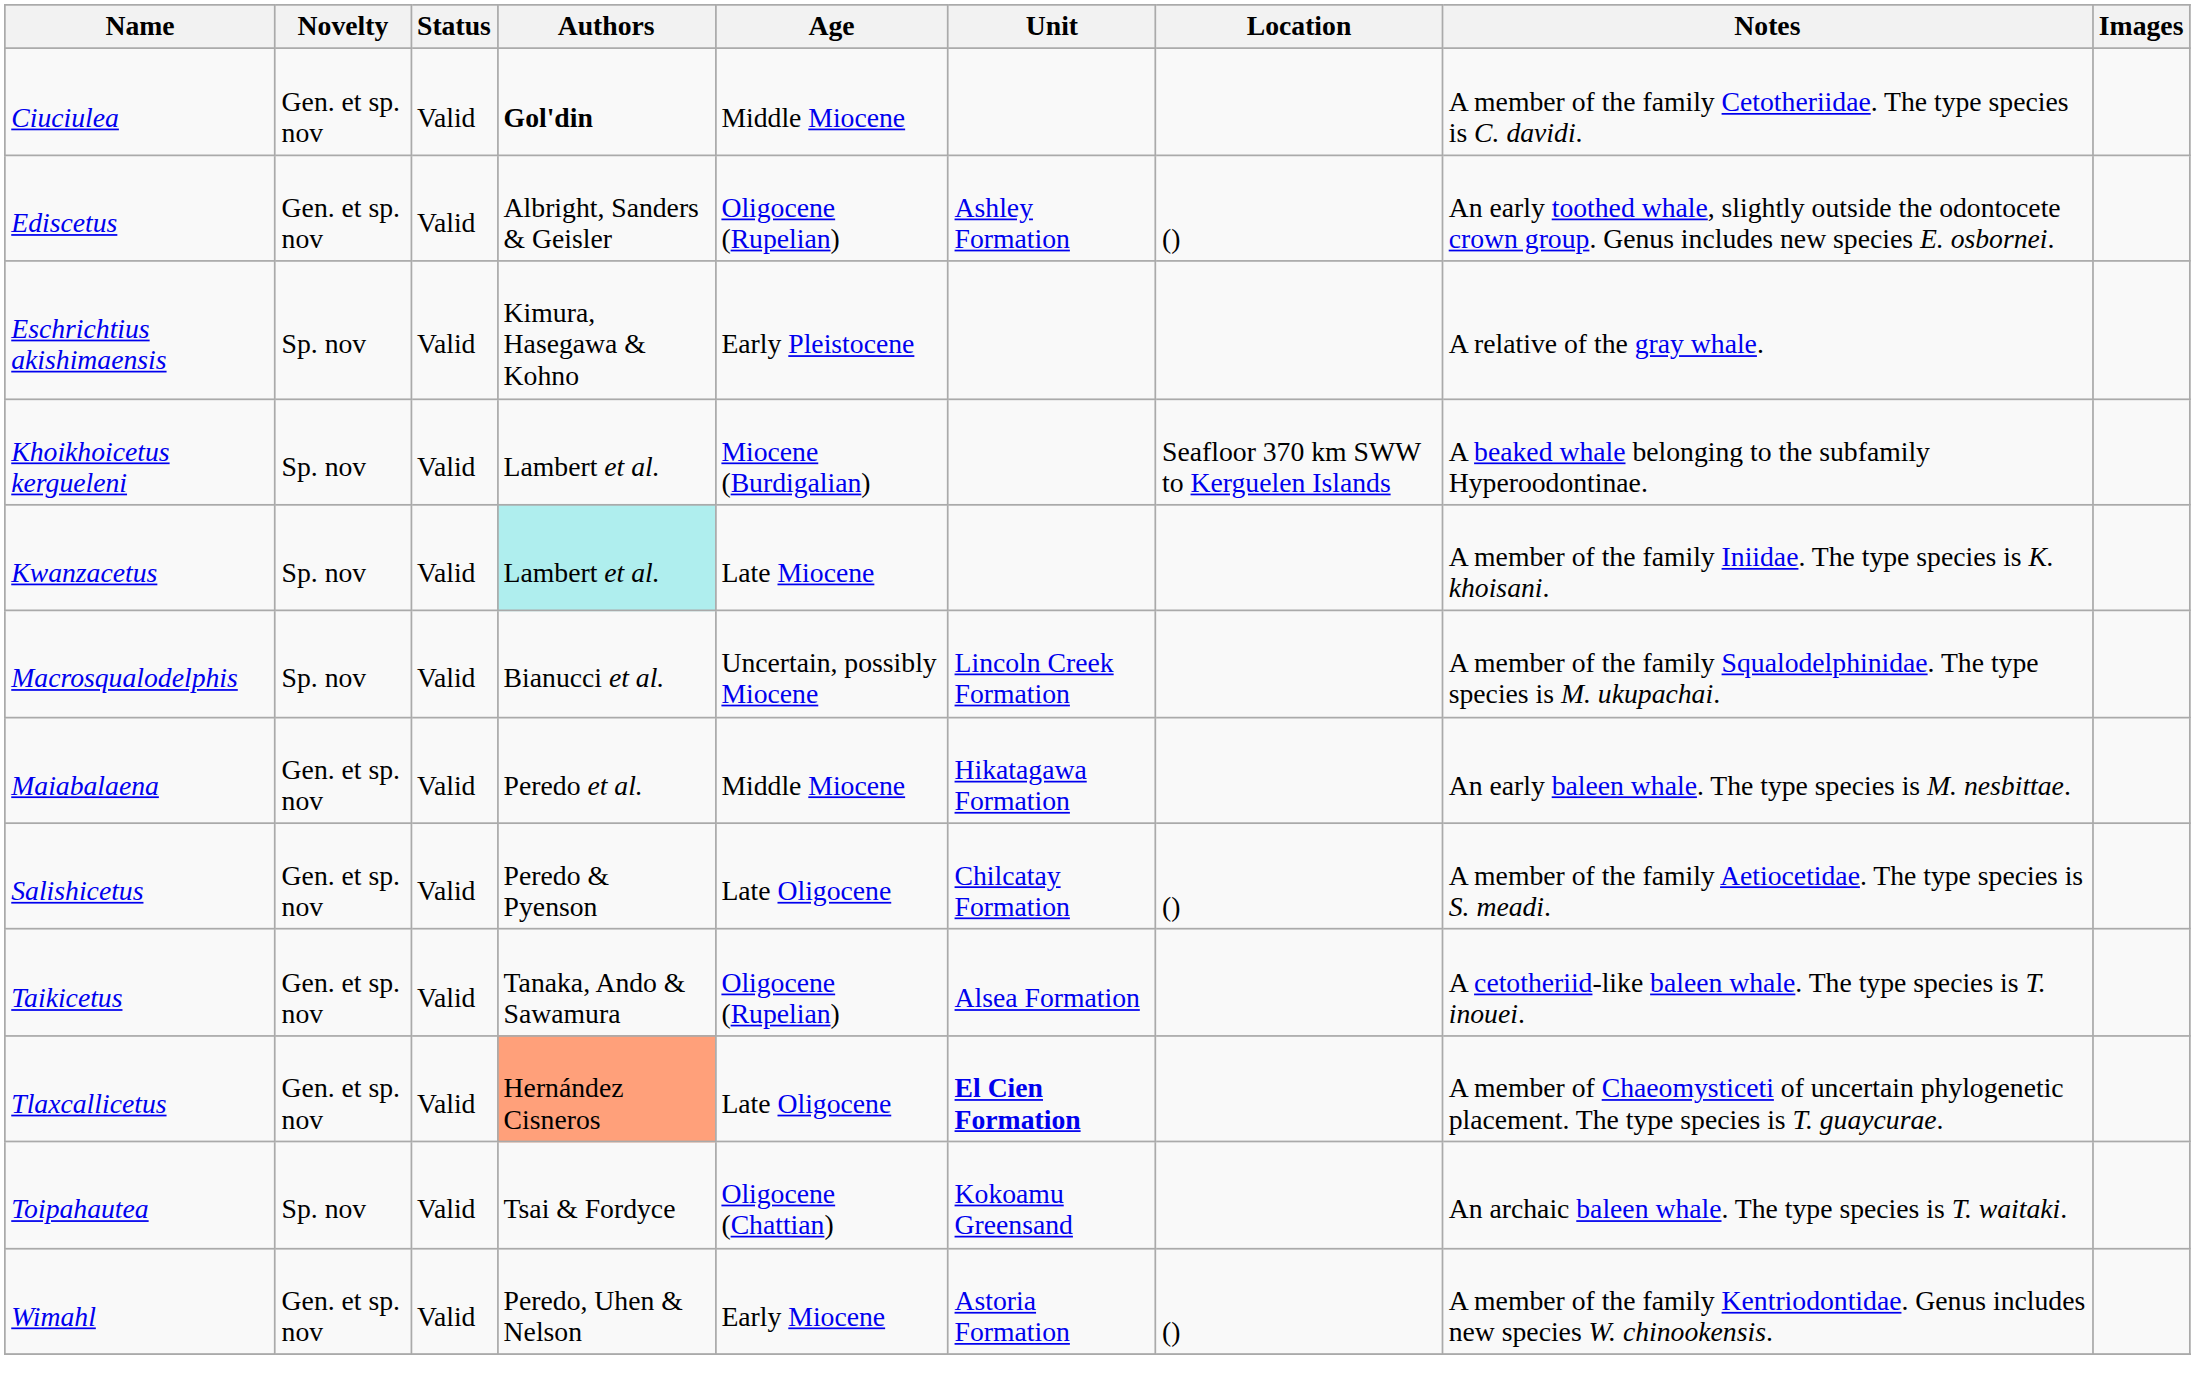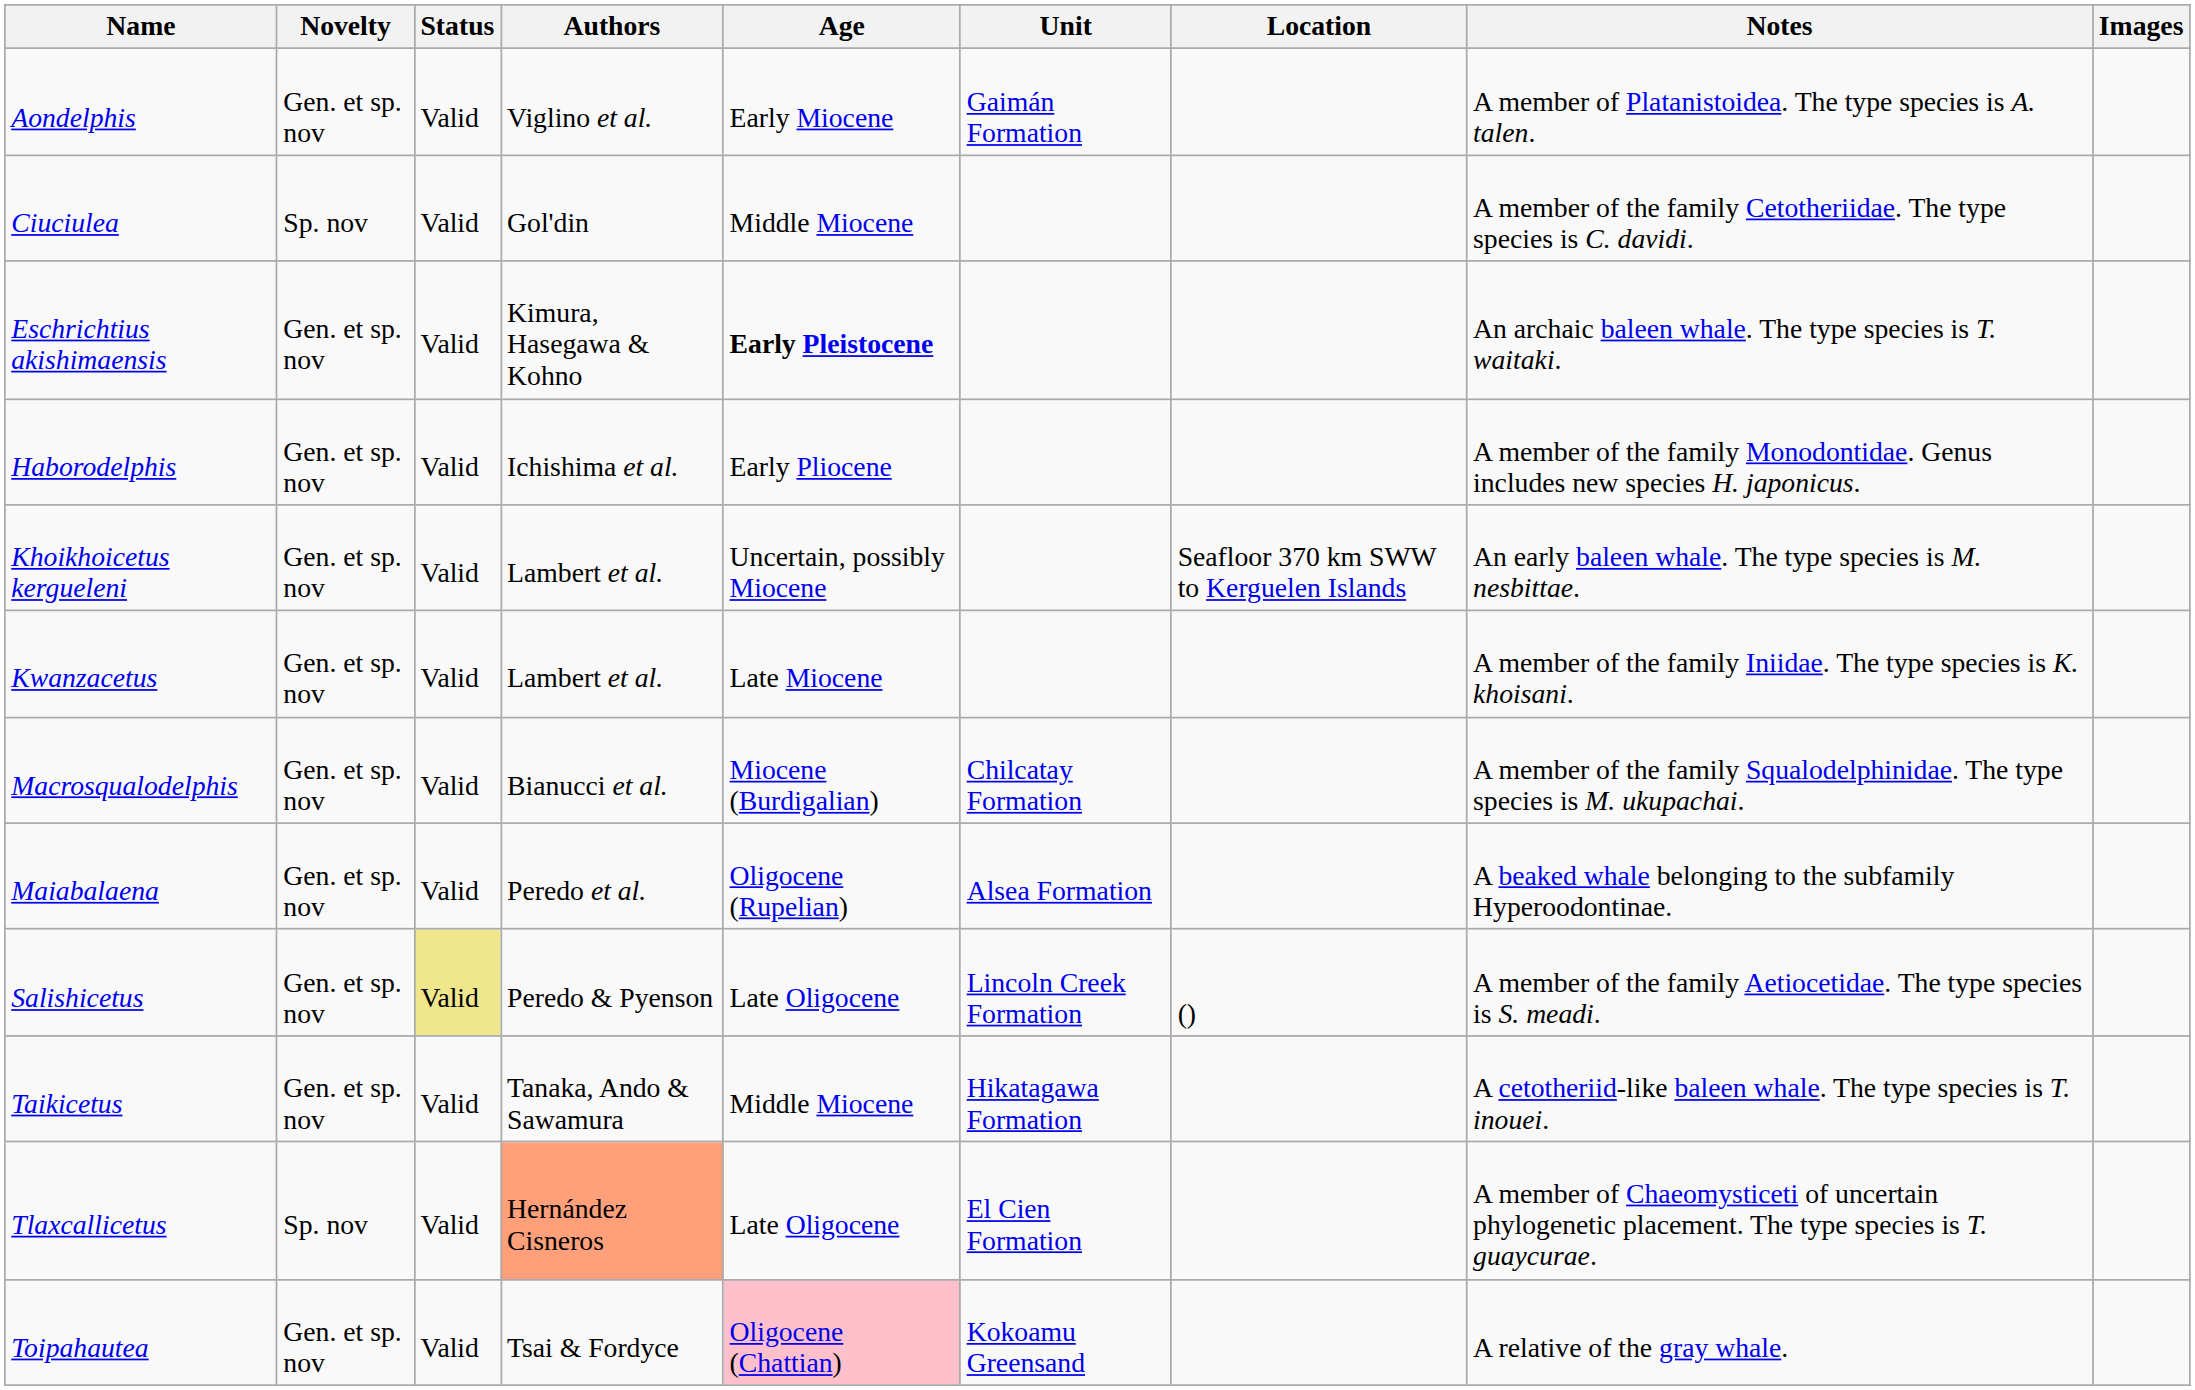+ row: (74, 117)
(341, 117) Gen. et sp. nov -> (326, 223) Sp. nov
(548, 117) bold -> (548, 223) normal
- row: (64, 223)
(324, 344) Sp. nov -> (343, 344) Gen. et sp. nov
(818, 344) normal -> (831, 344) bold
(1606, 344) A relative of the gray whale. -> (1735, 344) An archaic baleen whale. The type species is T. waitaki.
+ row: (94, 466)
(324, 466) Sp. nov -> (343, 572) Gen. et sp. nov
(796, 466) Miocene (Burdigalian) -> (837, 572) Uncertain, possibly Miocene
(1689, 466) A beaked whale belonging to the subfamily Hyperoodontinae. -> (1727, 572) An early baleen whale. The type species is M. nesbittae.
(324, 572) Sp. nov -> (343, 679) Gen. et sp. nov
(582, 572) paleturquoise background -> (585, 679) no background
(324, 679) Sp. nov -> (343, 785) Gen. et sp. nov
(829, 679) Uncertain, possibly Miocene -> (804, 785) Miocene (Burdigalian)
(1034, 679) Lincoln Creek Formation -> (1024, 785) Chilcatay Formation
(813, 785) Middle Miocene -> (789, 891) Oligocene (Rupelian)
(1021, 785) Hikatagawa Formation -> (1059, 891) Alsea Formation
(1760, 785) An early baleen whale. The type species is M. nesbittae. -> (1714, 891) A beaked whale belonging to the subfamily Hyperoodontinae.
(446, 891) no background -> (450, 997) khaki background
(1012, 891) Chilcatay Formation -> (1046, 997) Lincoln Creek Formation
(781, 997) Oligocene (Rupelian) -> (821, 1103) Middle Miocene
(1047, 997) Alsea Formation -> (1033, 1103) Hikatagawa Formation
(341, 1103) Gen. et sp. nov -> (326, 1225) Sp. nov
(1018, 1103) bold -> (1024, 1225) normal
(324, 1209) Sp. nov -> (343, 1347) Gen. et sp. nov
(778, 1209) no background -> (786, 1347) pink background
(1758, 1209) An archaic baleen whale. The type species is T. waitaki. -> (1631, 1347) A relative of the gray whale.
- row: (54, 1316)
